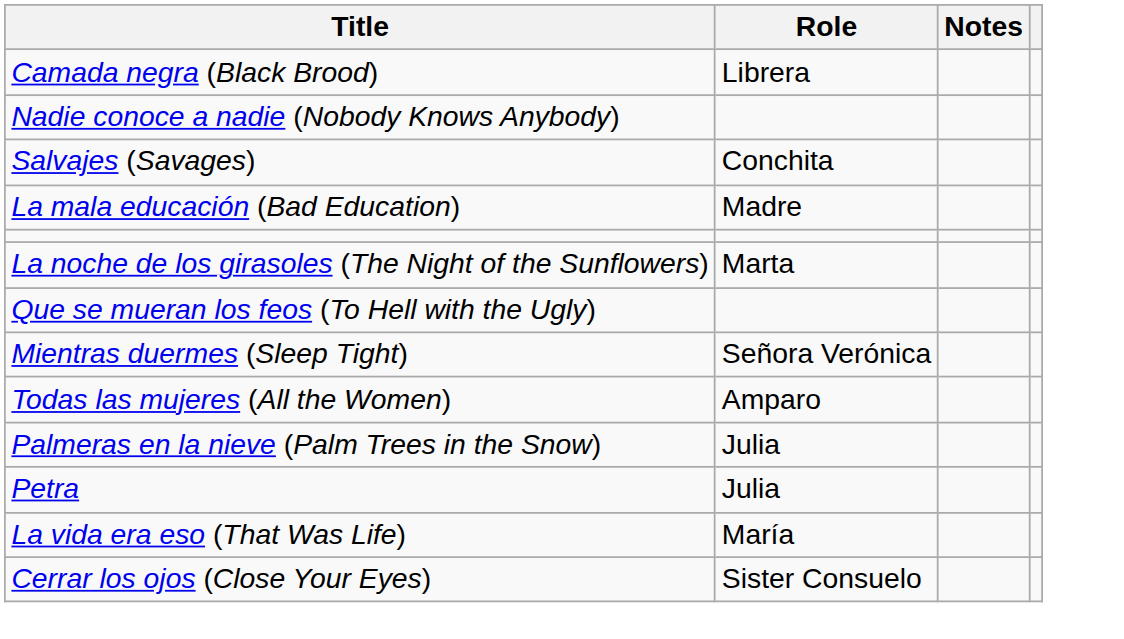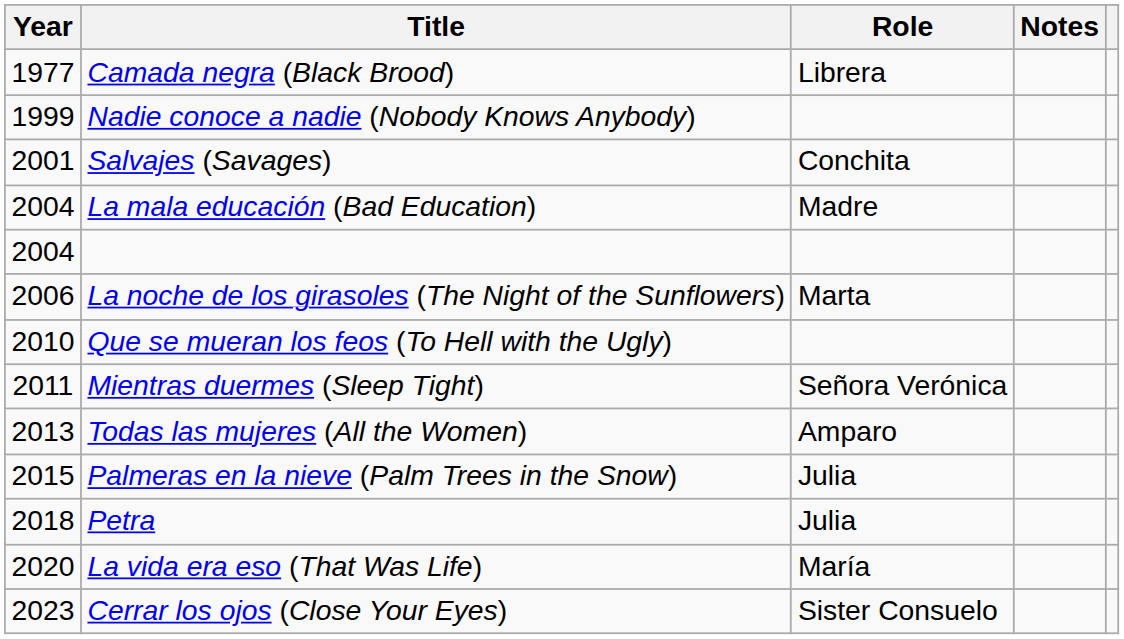+ column: (43, 26)
